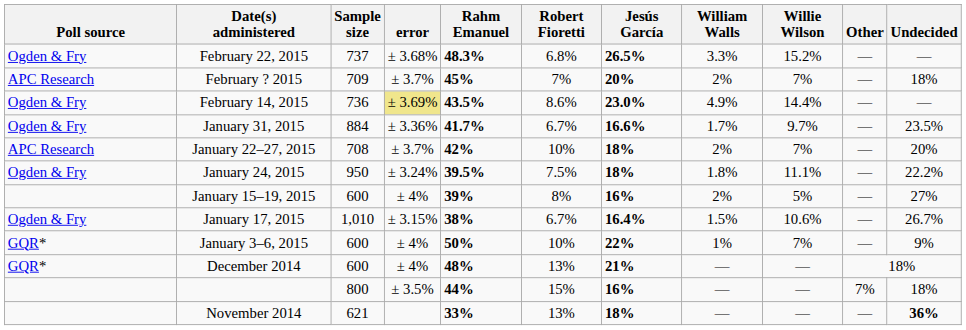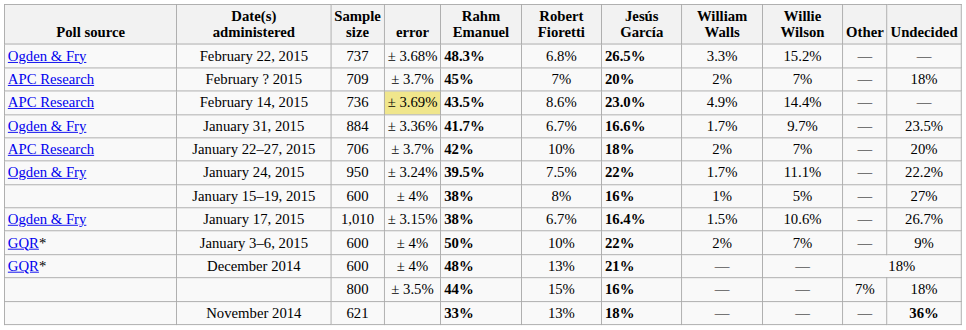(47, 102) Ogden & Fry -> (51, 102) APC Research
(358, 149) 708 -> (358, 149) 706
(620, 172) 18% -> (620, 172) 22%
(722, 172) 1.8% -> (722, 172) 1.7%
(459, 196) 39% -> (459, 196) 38%
(722, 196) 2% -> (722, 196) 1%
(722, 242) 1% -> (722, 242) 2%
